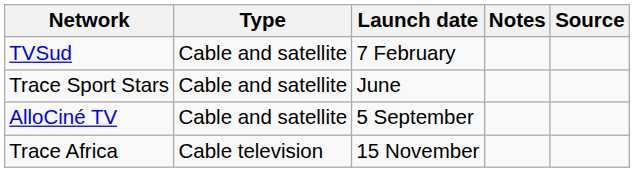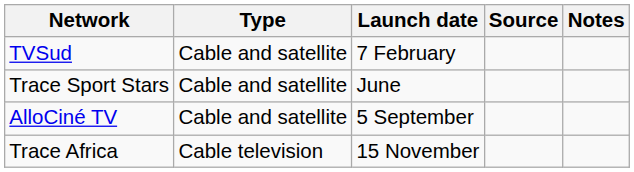columns swapped: (517, 20) <-> (590, 20)
